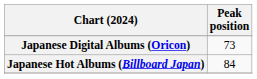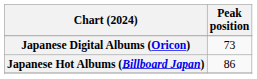(230, 63) 84 -> (230, 63) 86
